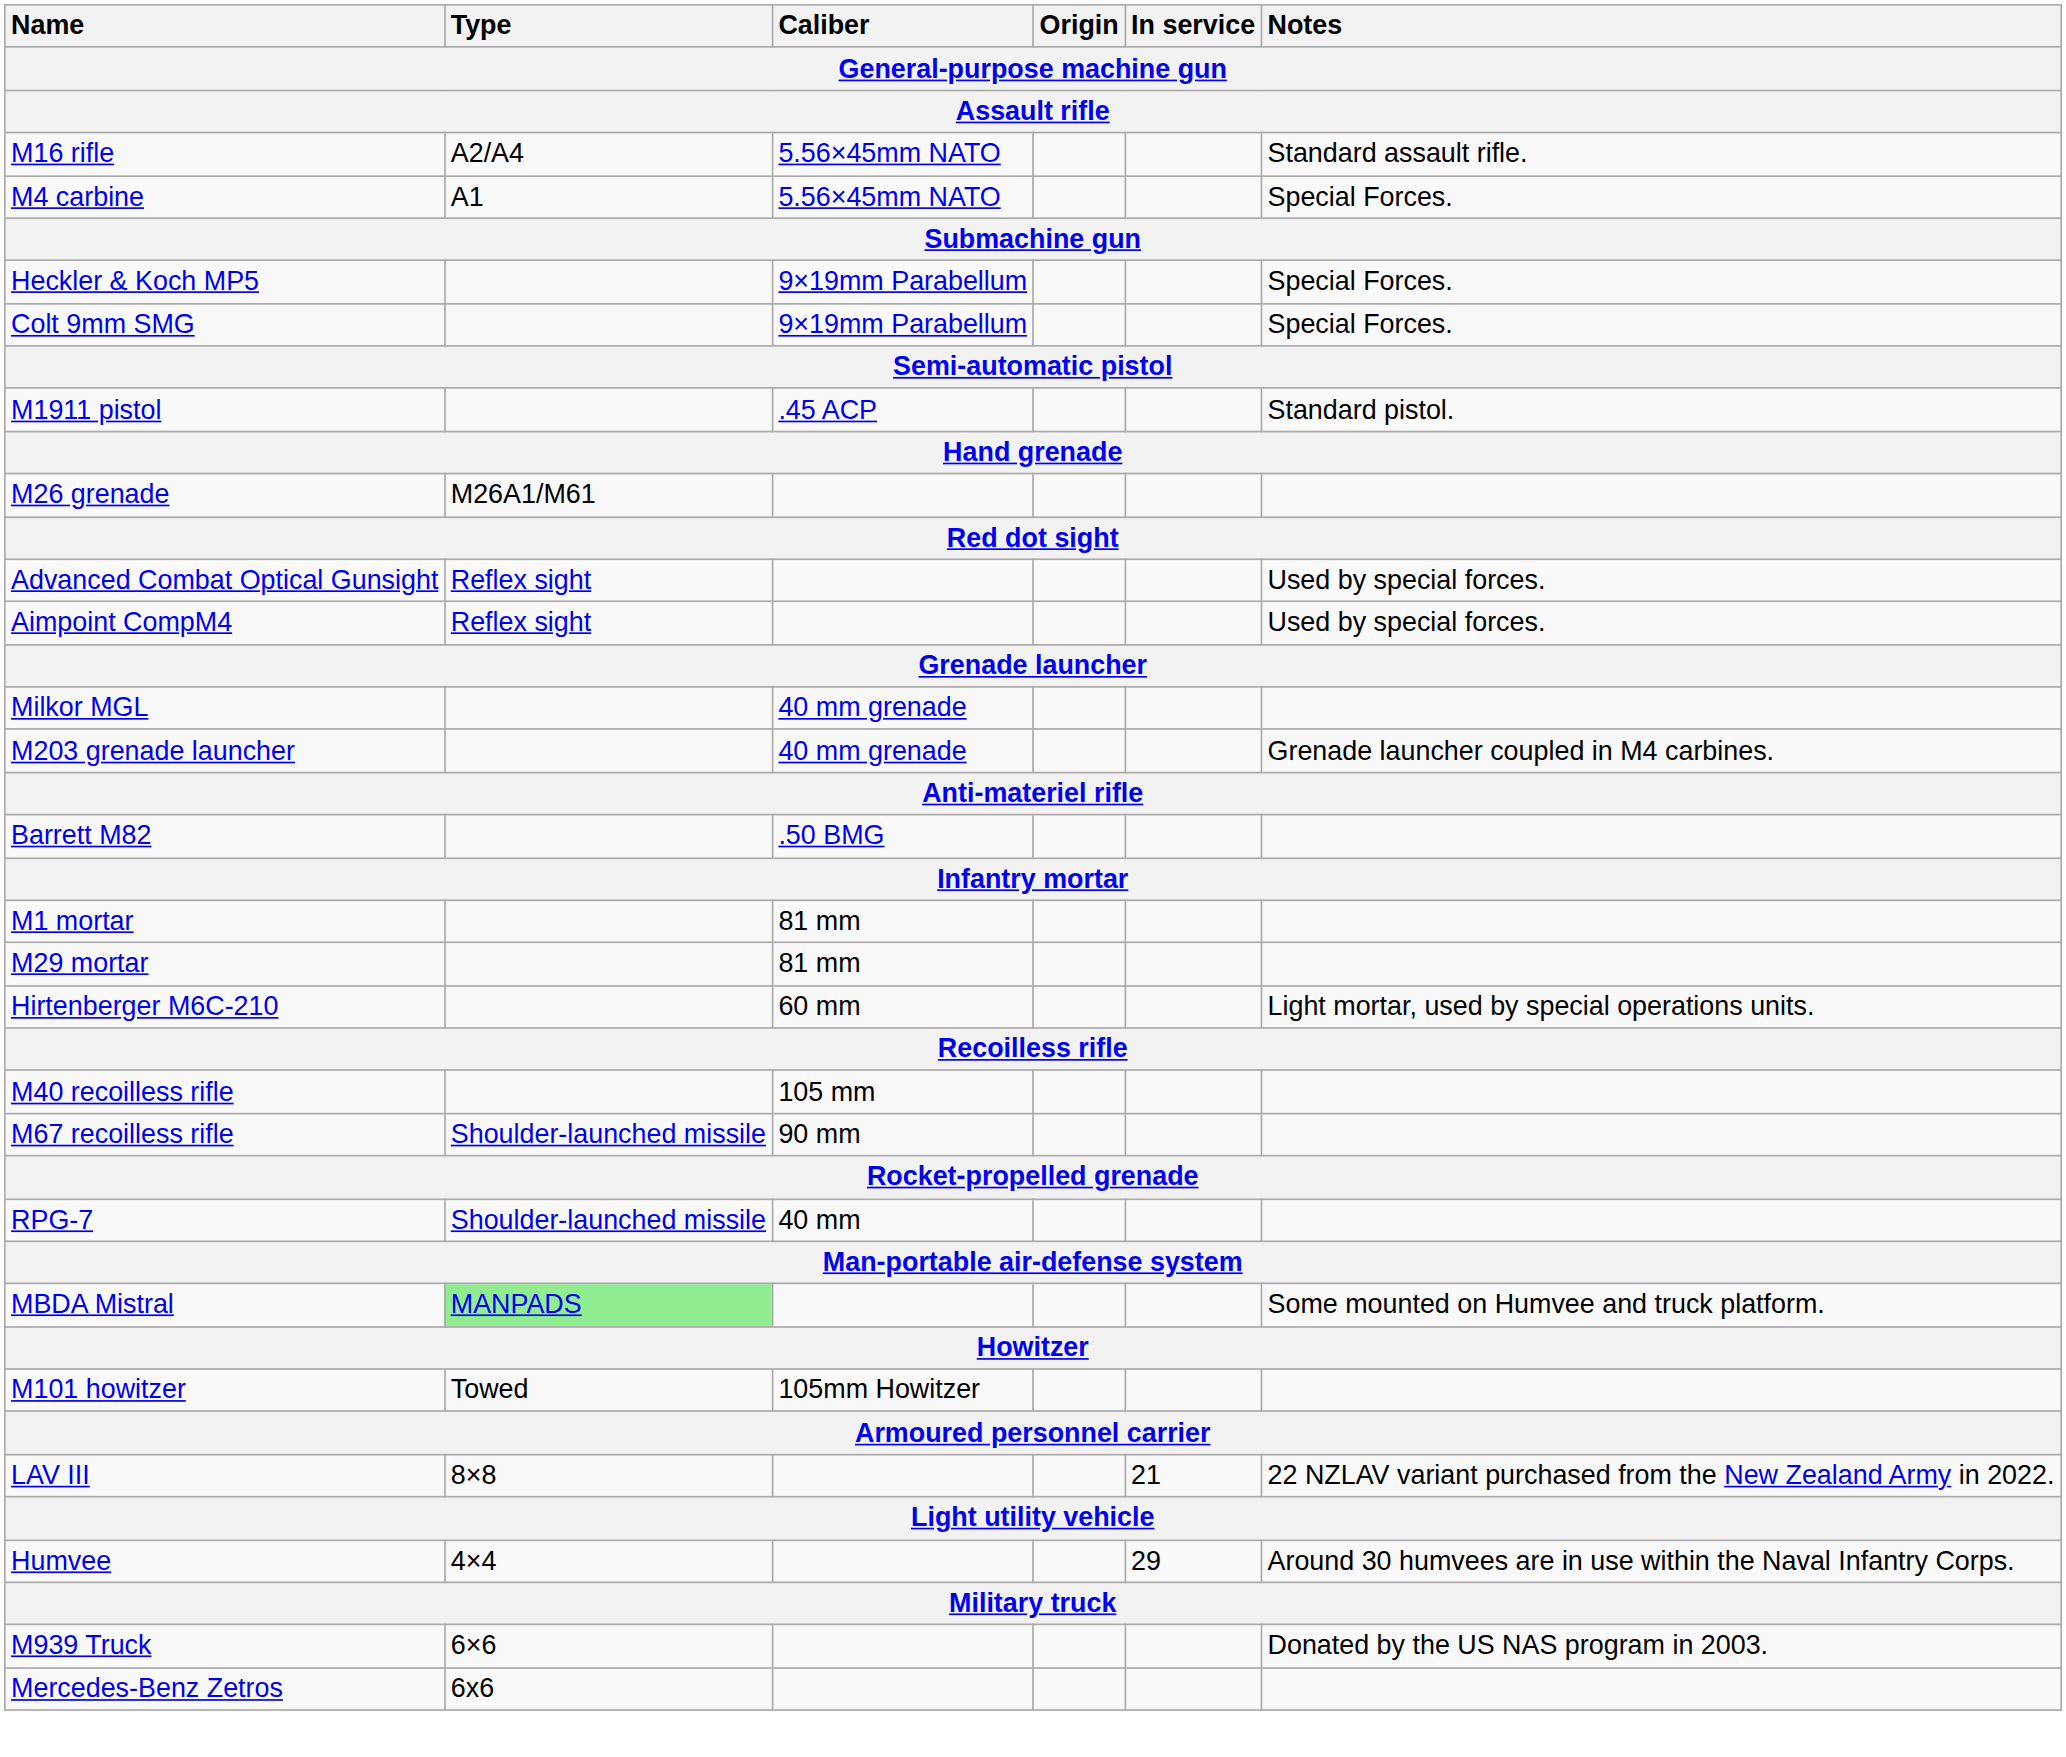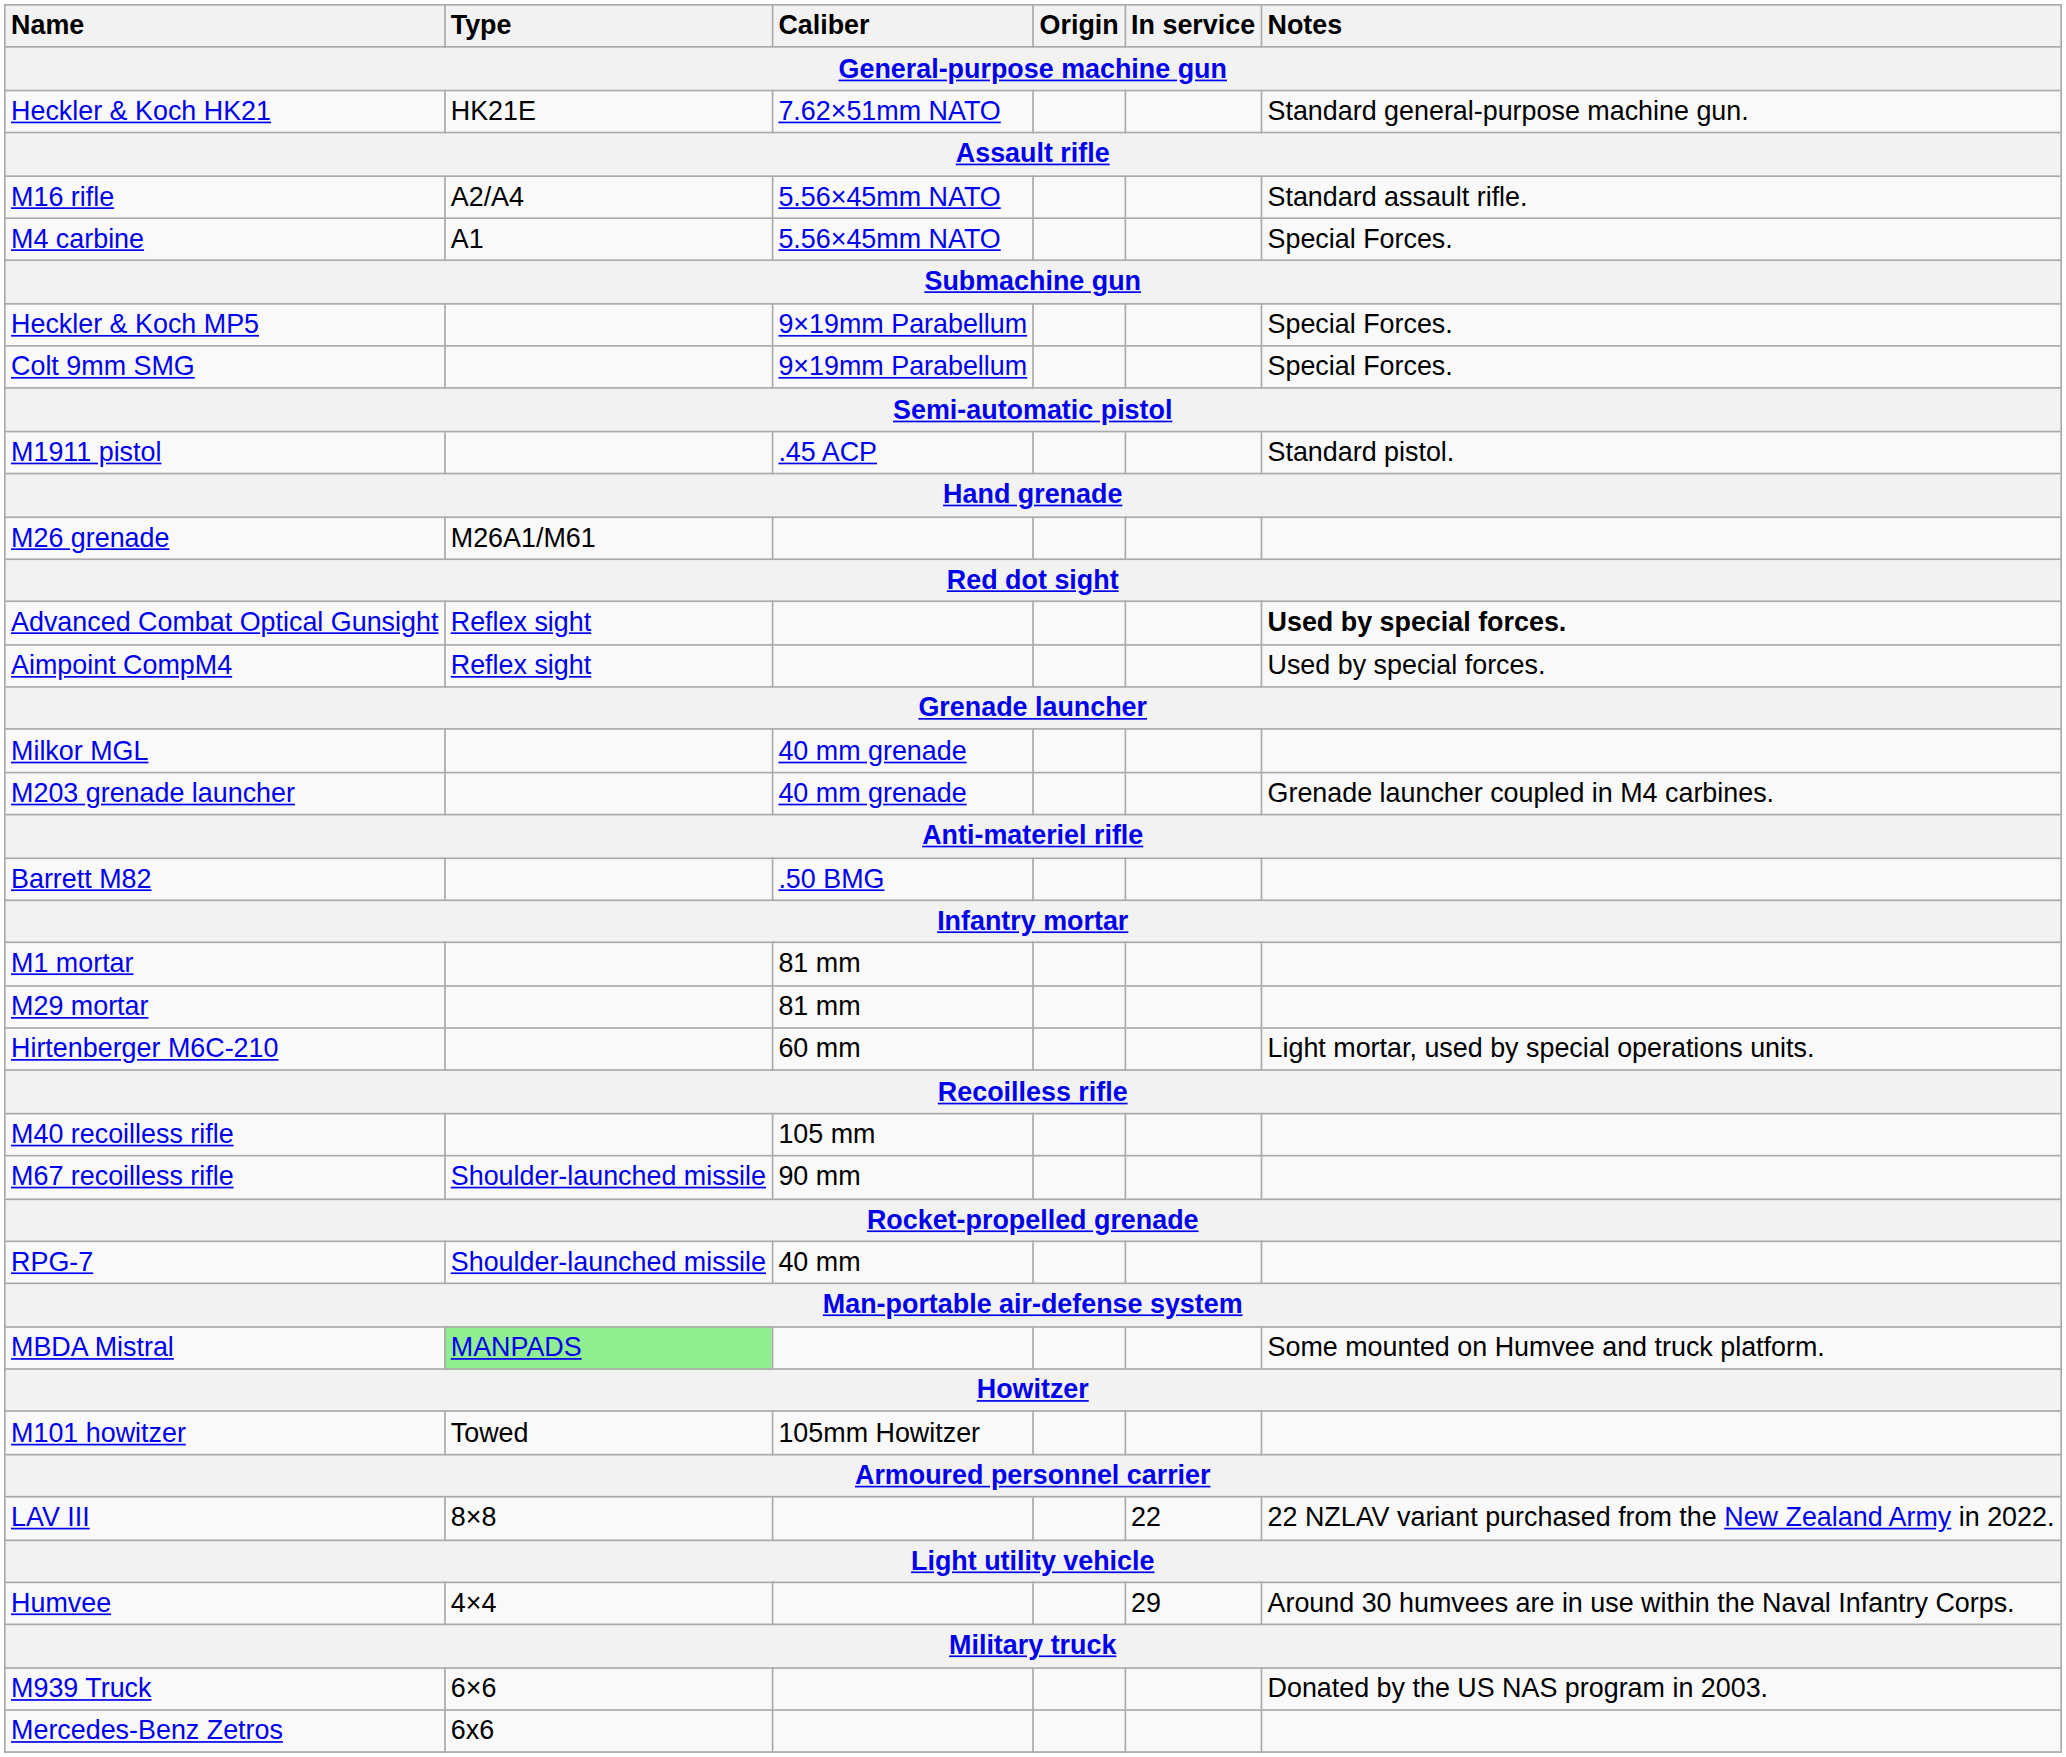+ row: (141, 111)
(1406, 580) normal -> (1417, 622) bold
(1146, 1475) 21 -> (1146, 1517) 22
